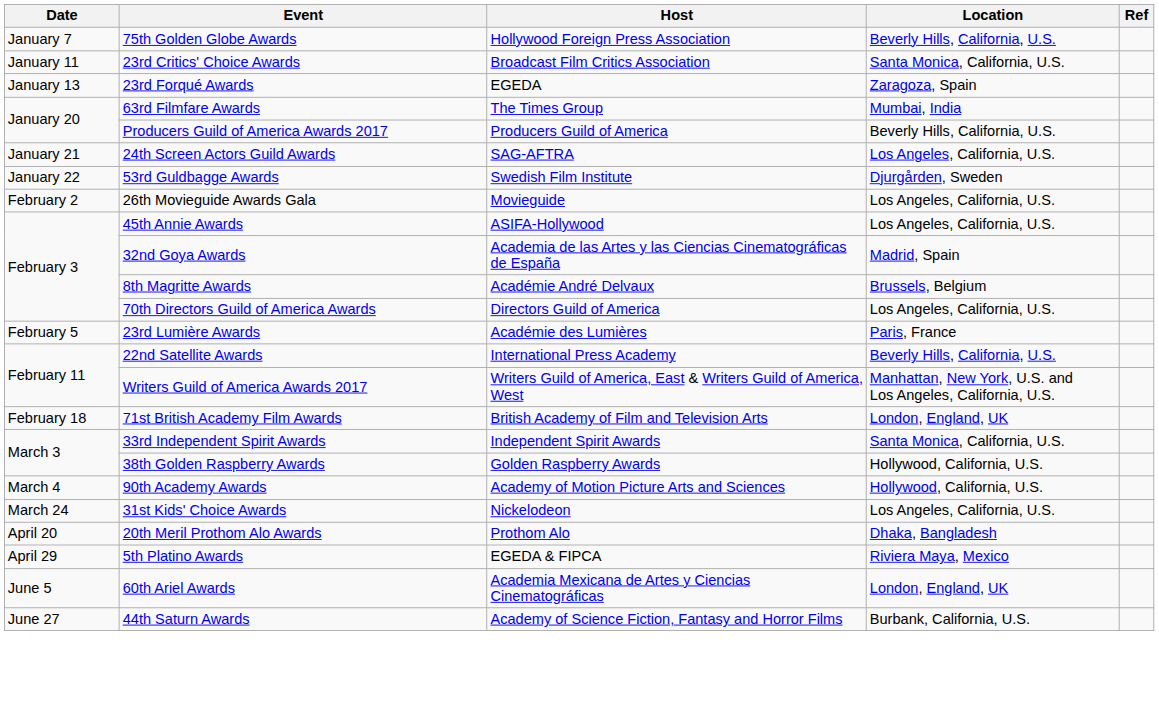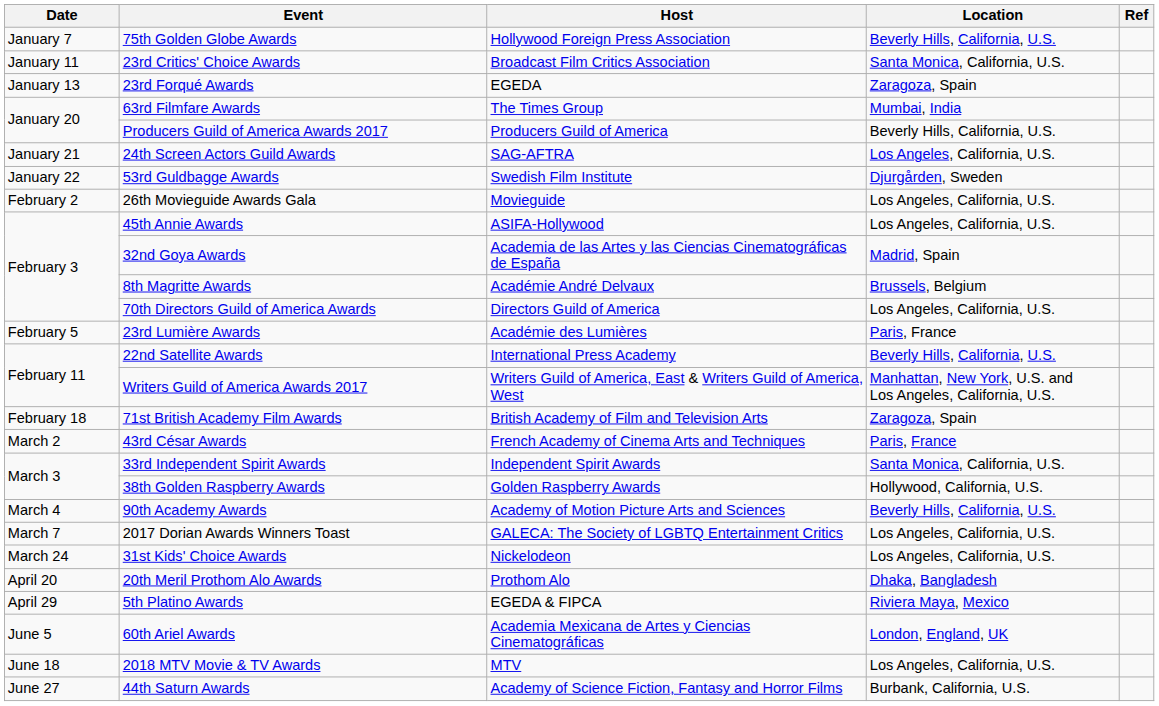(939, 418) London, England, UK -> (923, 418) Zaragoza, Spain
+ row: (185, 441)
(956, 487) Hollywood, California, U.S. -> (963, 510) Beverly Hills, California, U.S.
+ row: (236, 533)
+ row: (222, 665)
